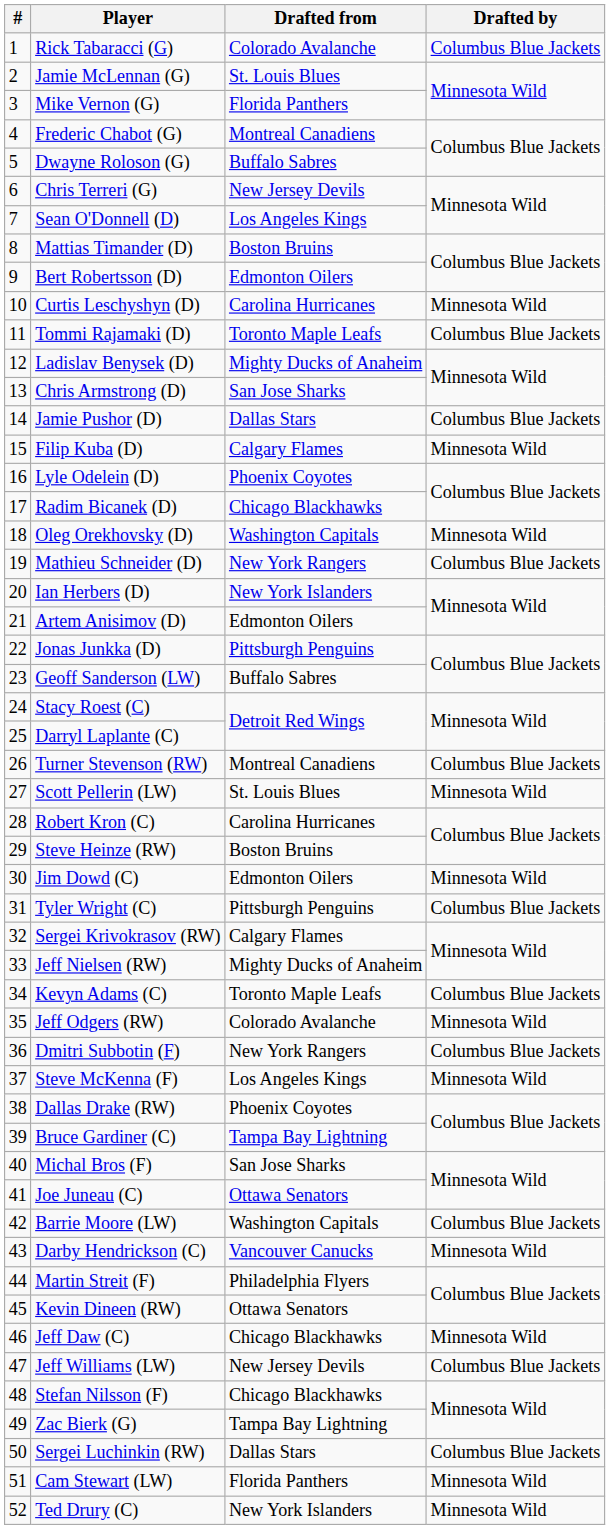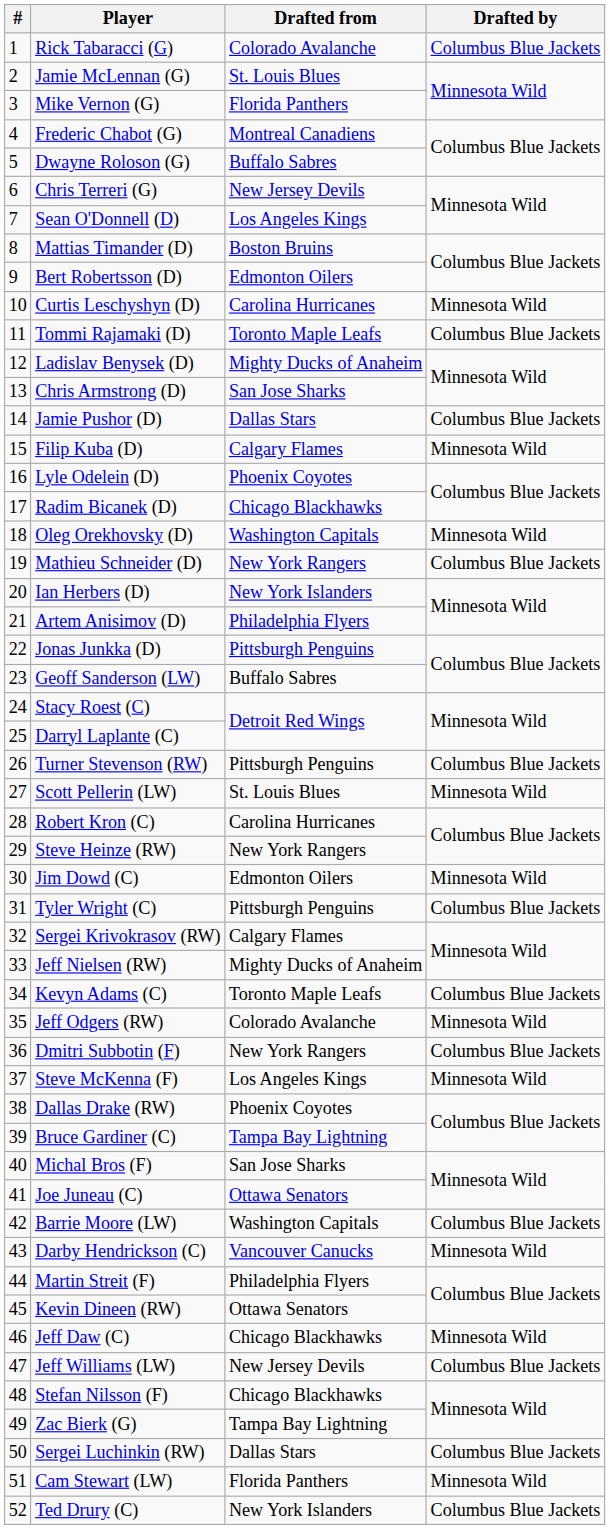(291, 620) Edmonton Oilers -> (299, 620) Philadelphia Flyers
(302, 764) Montreal Canadiens -> (301, 764) Pittsburgh Penguins
(281, 850) Boston Bruins -> (297, 850) New York Rangers
(489, 1509) Minnesota Wild -> (515, 1509) Columbus Blue Jackets
